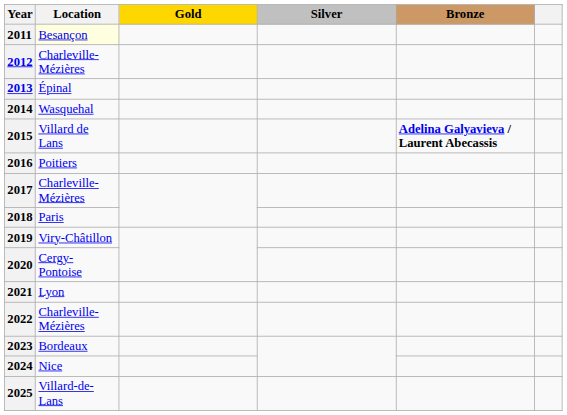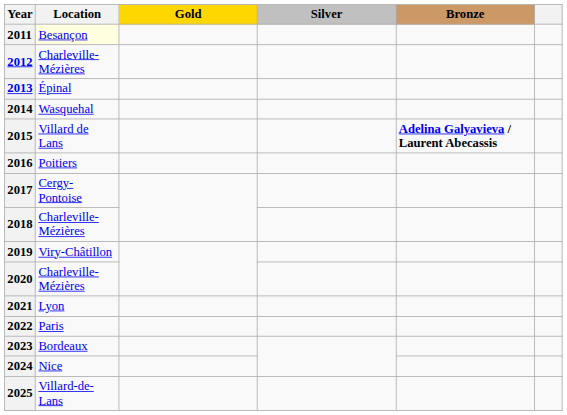(69, 190) Charleville-Mézières -> (60, 190) Cergy-Pontoise
(51, 217) Paris -> (69, 224) Charleville-Mézières
(60, 264) Cergy-Pontoise -> (69, 278) Charleville-Mézières
(69, 319) Charleville-Mézières -> (51, 326) Paris
